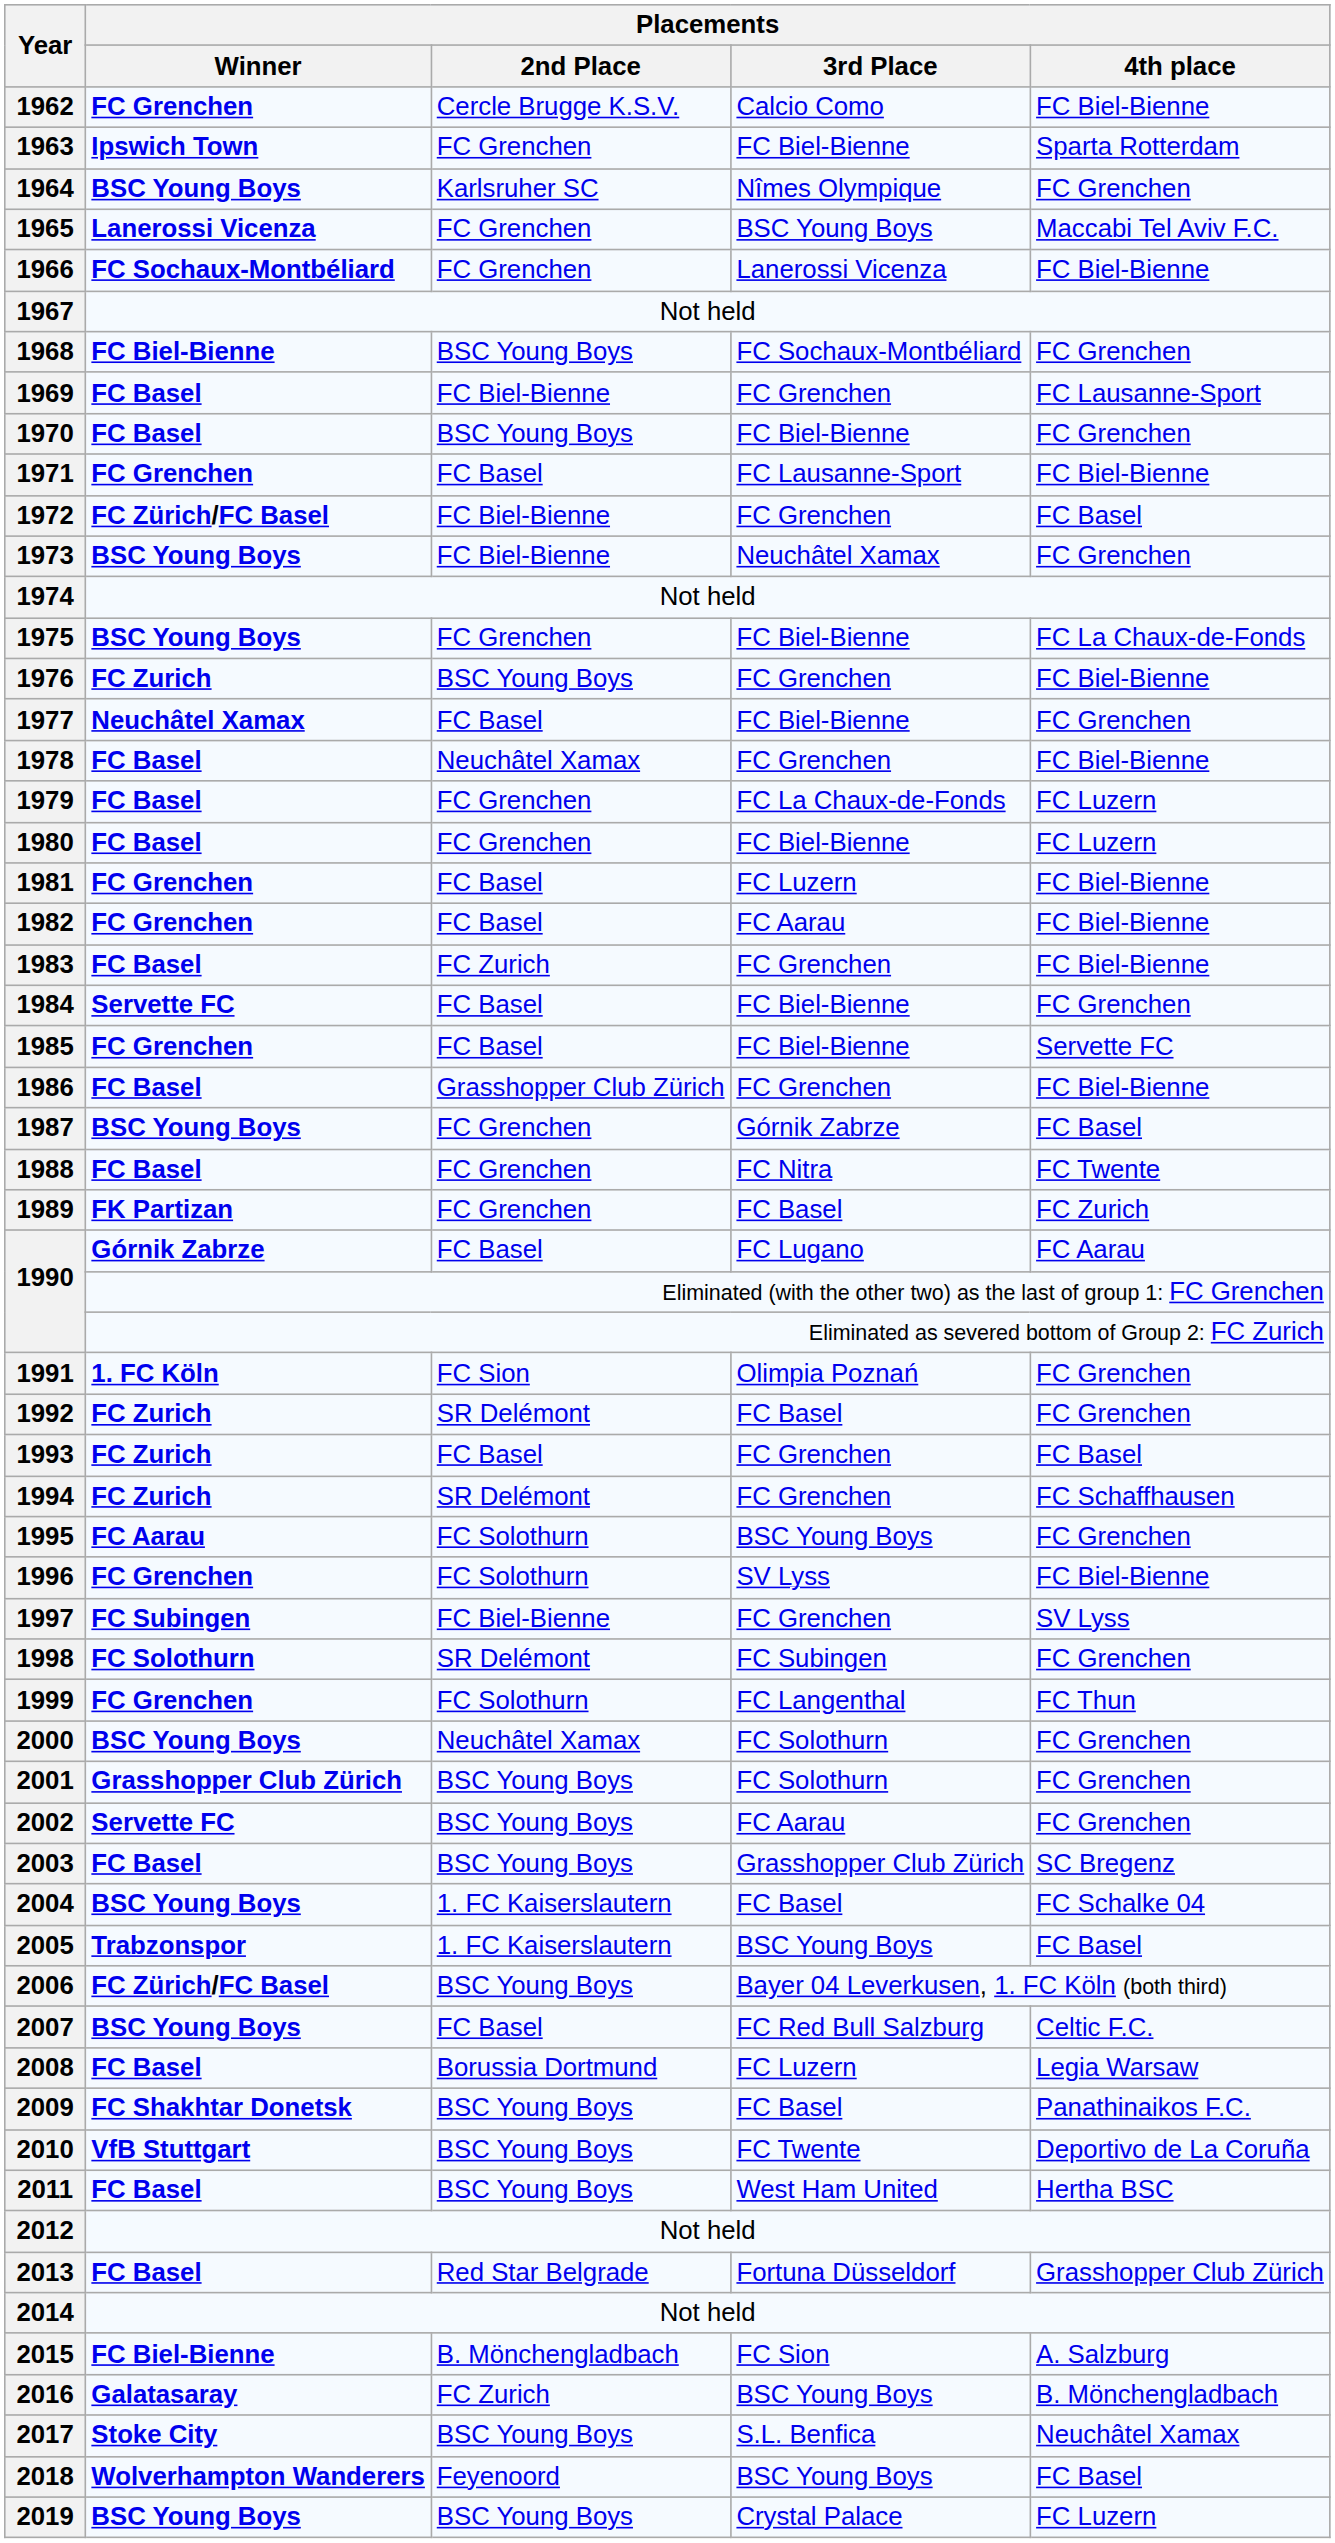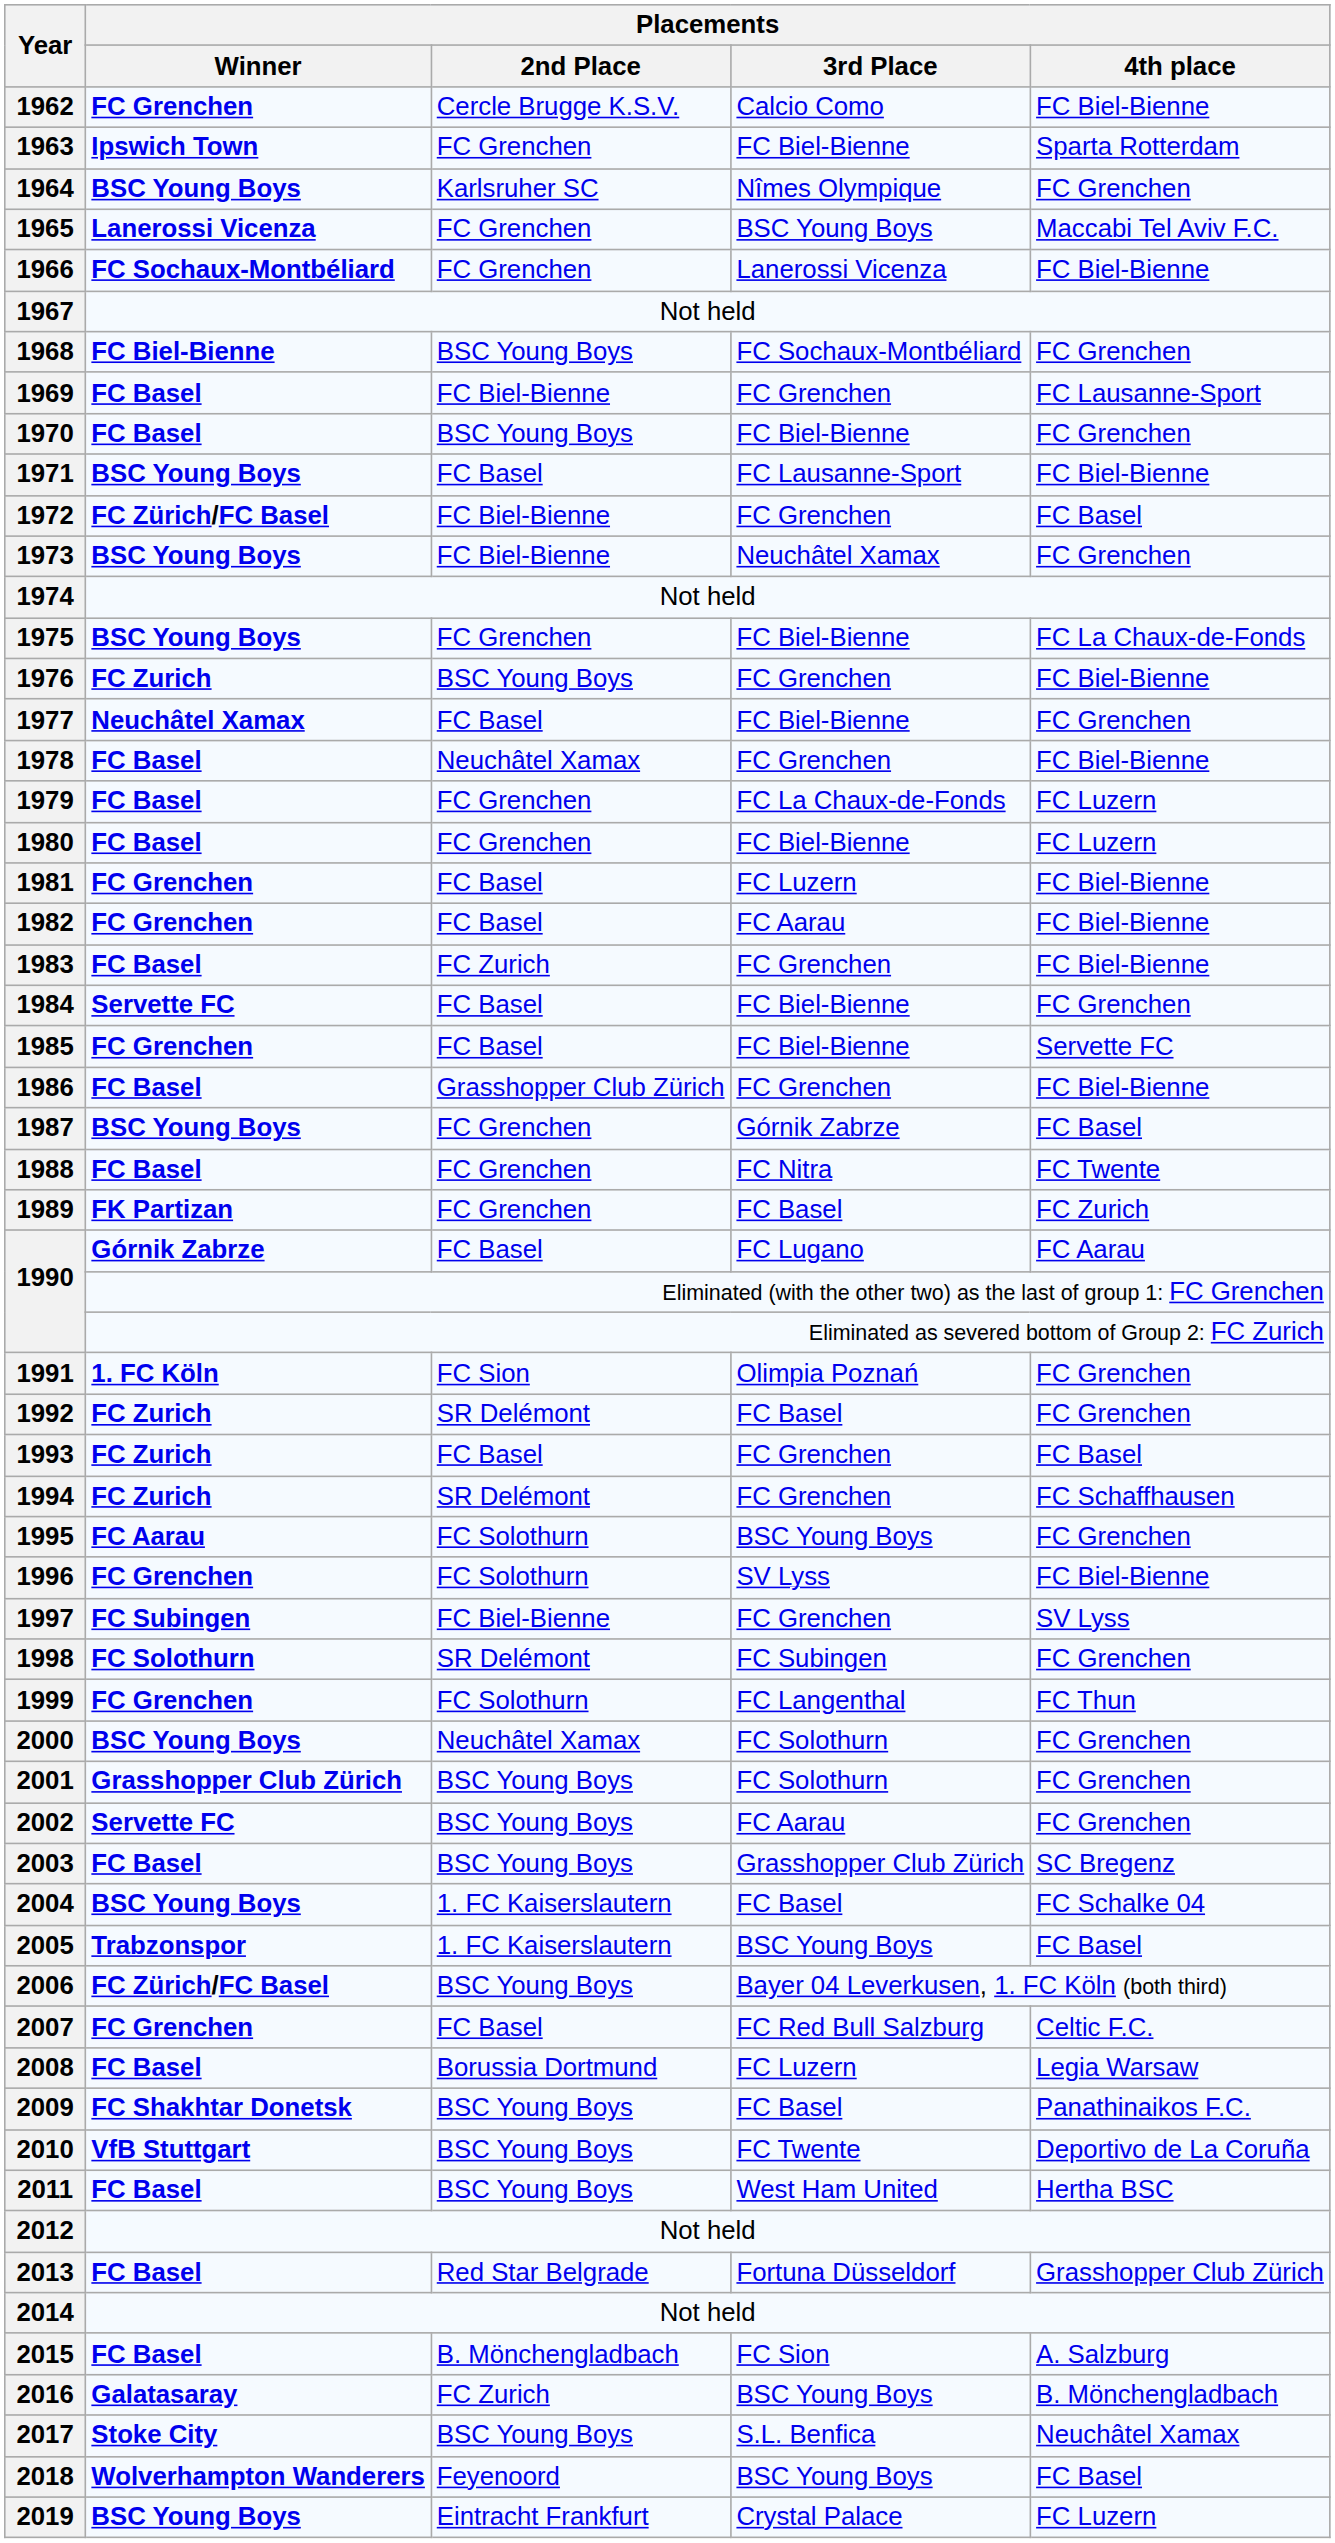(172, 474) FC Grenchen -> (196, 474) BSC Young Boys
(196, 2026) BSC Young Boys -> (172, 2026) FC Grenchen
(183, 2353) FC Biel-Bienne -> (146, 2353) FC Basel
(535, 2517) BSC Young Boys -> (543, 2517) Eintracht Frankfurt
